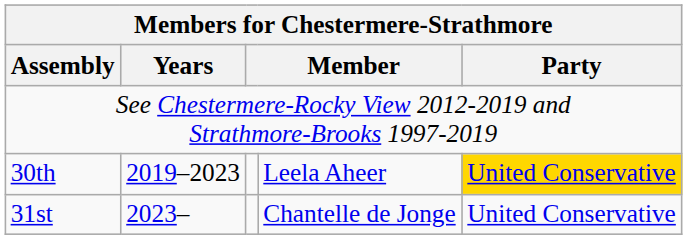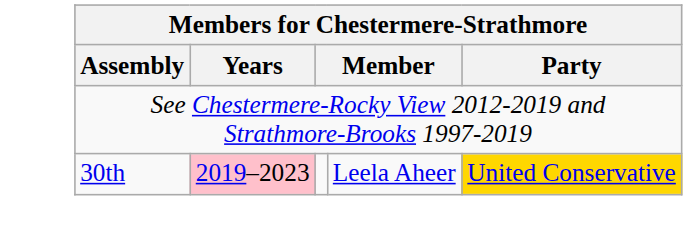(183, 173) no background -> (253, 173) pink background
- row: (32, 213)
